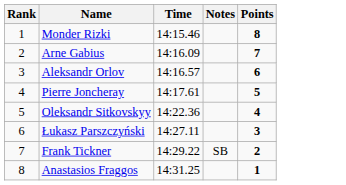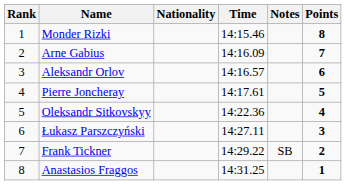+ column: (186, 14)
